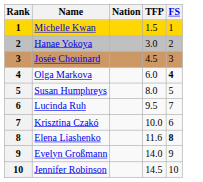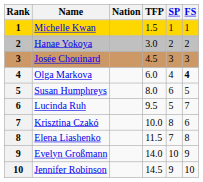+ column: (174, 12)
(154, 138) 11.6 -> (154, 138) 11.5
(171, 138) bold -> (187, 138) normal
